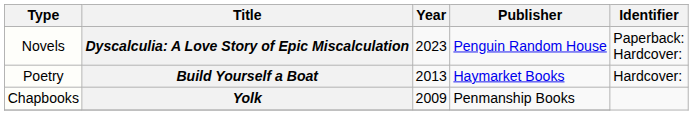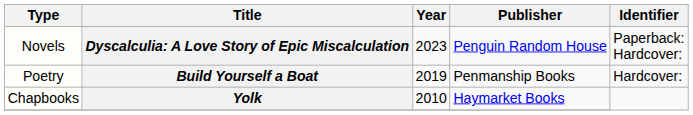(431, 76) 2013 -> (431, 76) 2019
(509, 76) Haymarket Books -> (514, 76) Penmanship Books
(431, 98) 2009 -> (431, 98) 2010
(514, 98) Penmanship Books -> (509, 98) Haymarket Books
